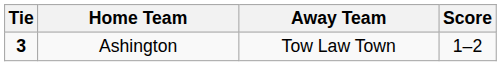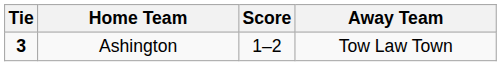columns swapped: (468, 18) <-> (339, 18)
